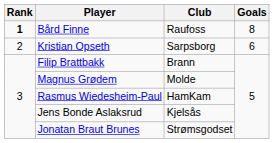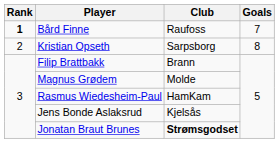(252, 29) 8 -> (257, 29) 7
(252, 46) 6 -> (257, 46) 8
(200, 130) normal -> (202, 130) bold
